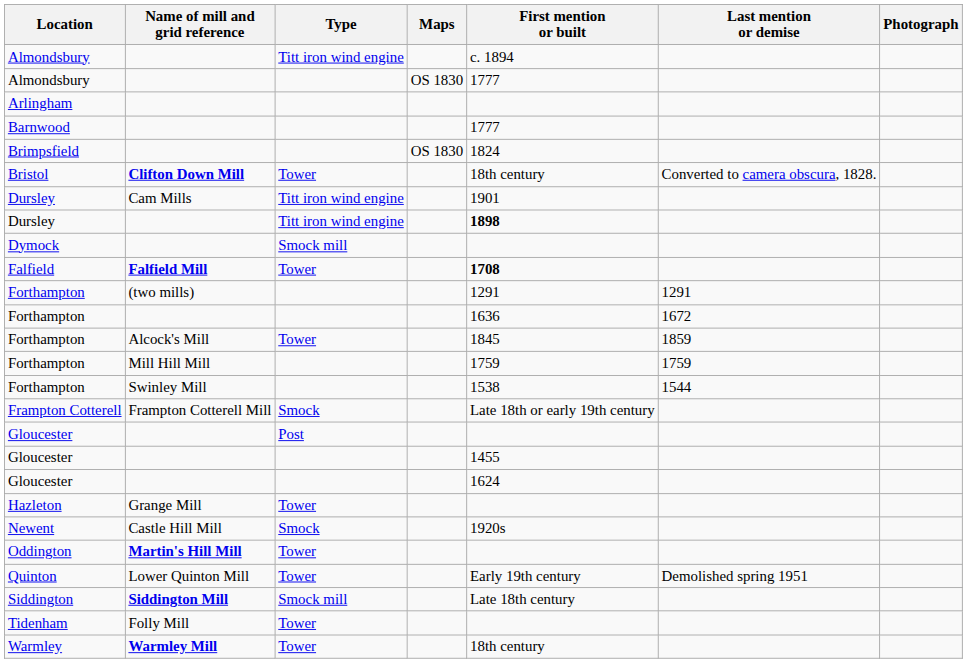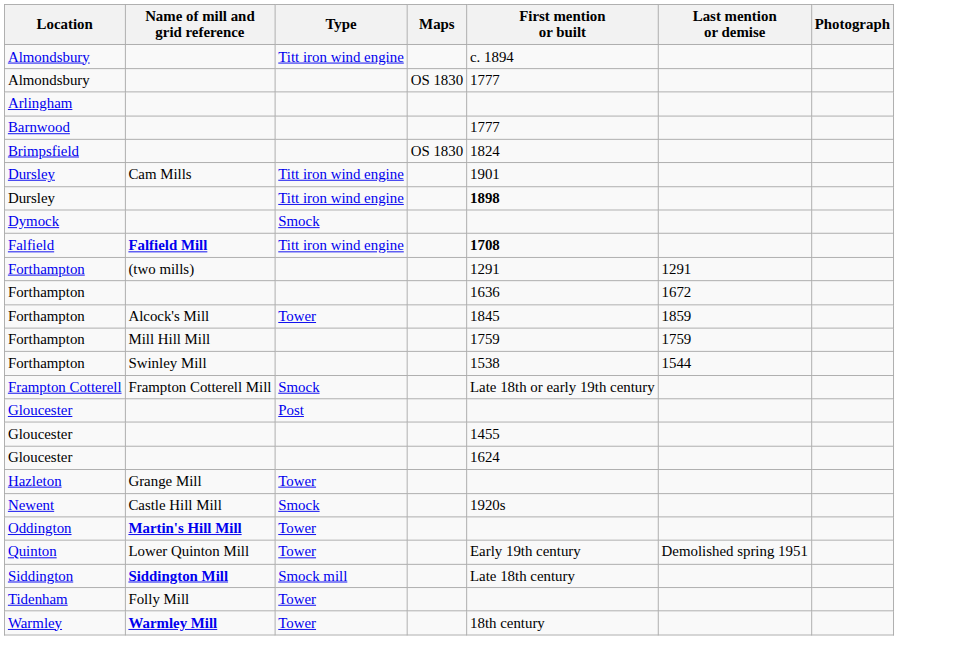- row: (28, 174)
(313, 245) Smock mill -> (299, 221) Smock
(297, 269) Tower -> (341, 245) Titt iron wind engine
